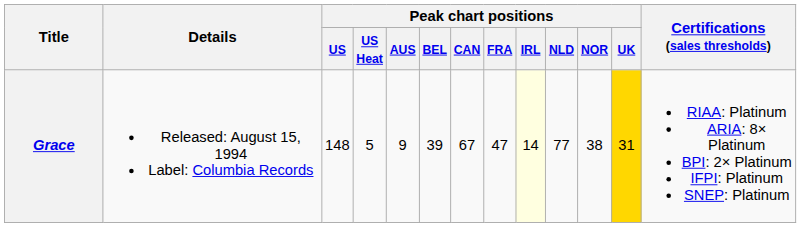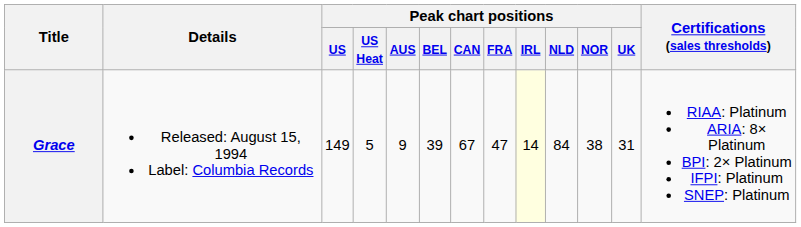(337, 146) 148 -> (337, 146) 149
(561, 146) 77 -> (561, 146) 84
(626, 146) gold background -> (626, 146) no background
